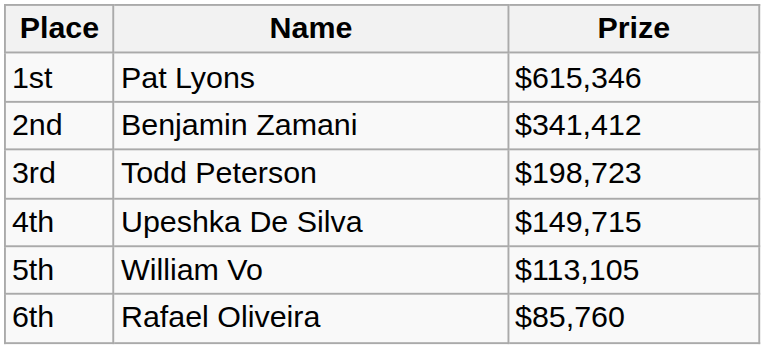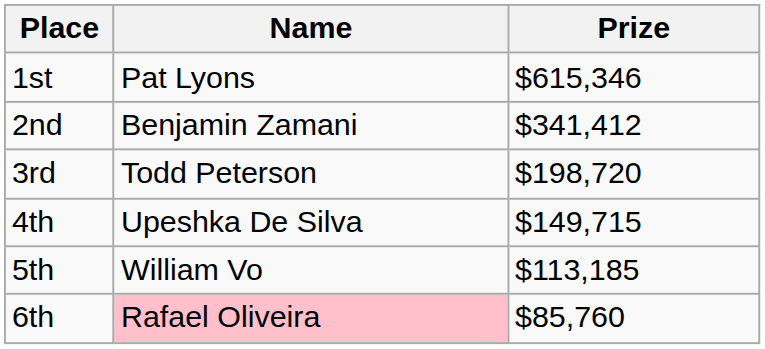(578, 173) $198,723 -> (578, 173) $198,720
(577, 269) $113,105 -> (577, 269) $113,185
(221, 317) no background -> (221, 317) pink background
